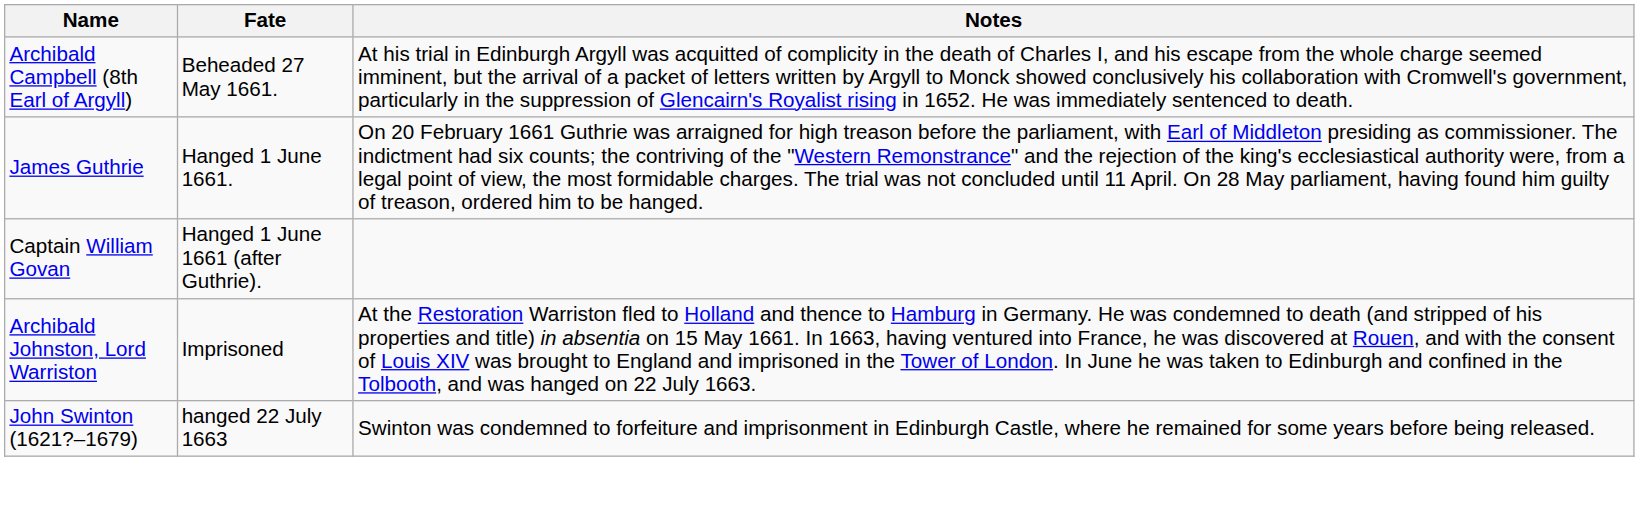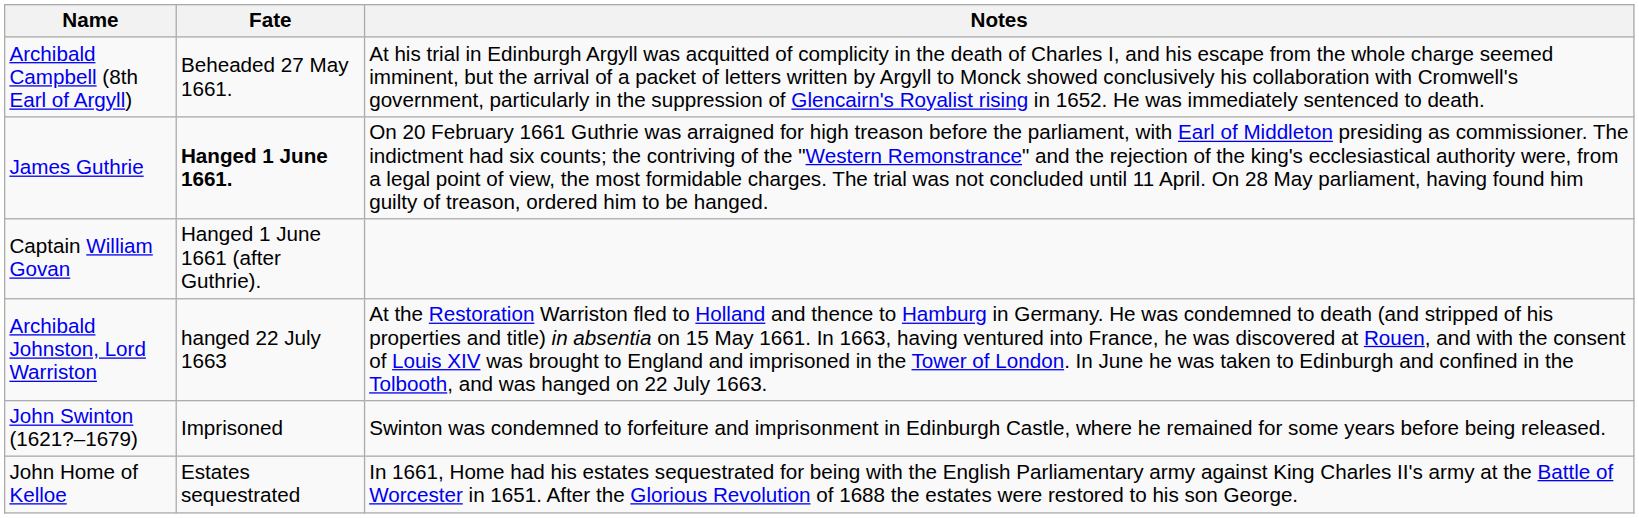(252, 167) normal -> (254, 167) bold
(233, 349) Imprisoned -> (251, 349) hanged 22 July 1663
(252, 428) hanged 22 July 1663 -> (232, 428) Imprisoned
+ row: (74, 484)
